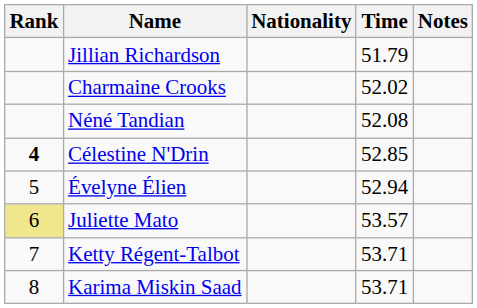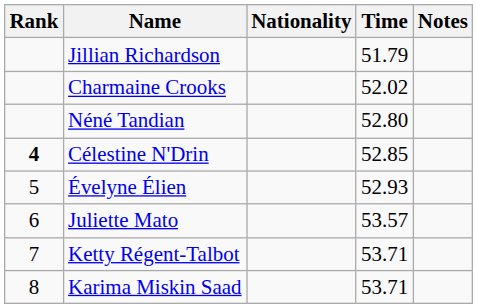(385, 120) 52.08 -> (385, 120) 52.80
(385, 187) 52.94 -> (385, 187) 52.93
(34, 220) khaki background -> (34, 220) no background
